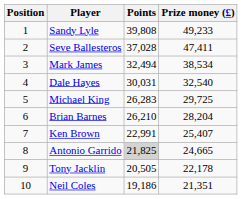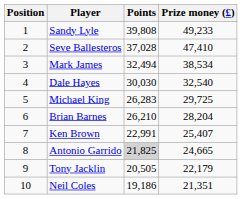(198, 47) 47,411 -> (198, 47) 47,410
(142, 82) 30,031 -> (142, 82) 30,030
(198, 168) 22,178 -> (198, 168) 22,179
